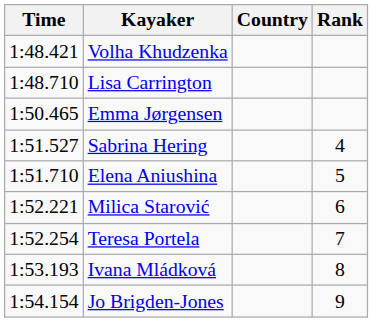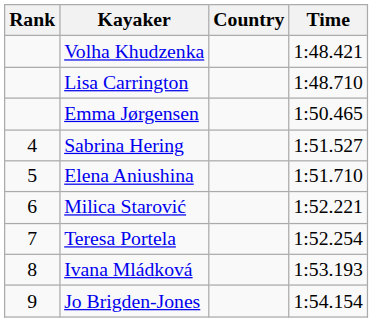columns swapped: (340, 20) <-> (44, 20)
